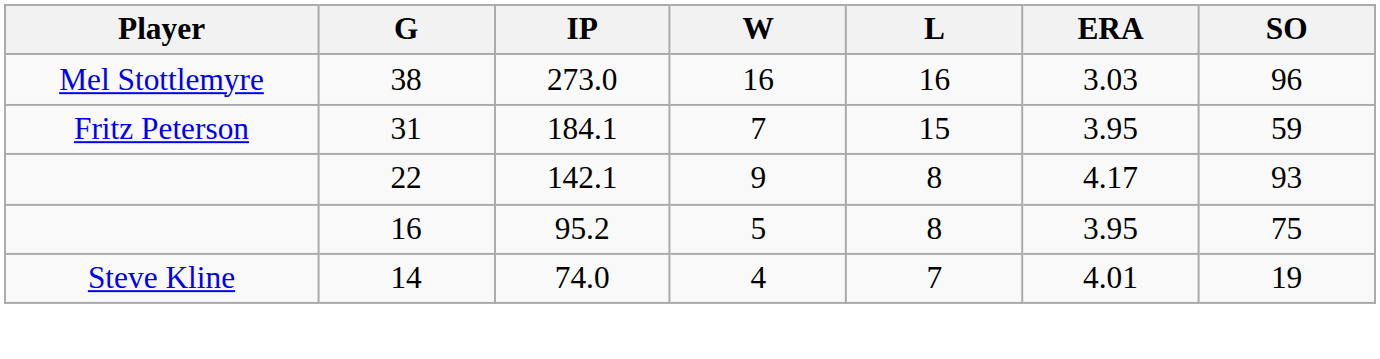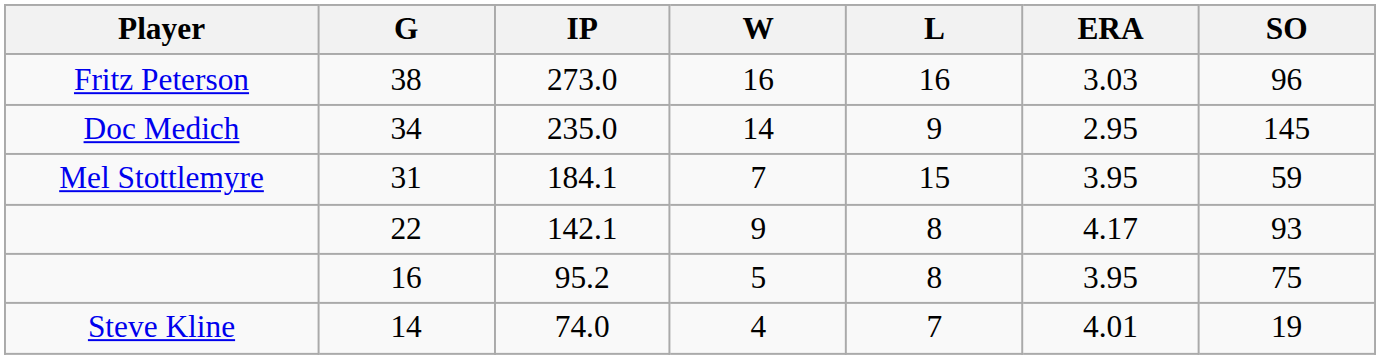(162, 79) Mel Stottlemyre -> (162, 79) Fritz Peterson
+ row: (406, 128)
(162, 128) Fritz Peterson -> (162, 178) Mel Stottlemyre
